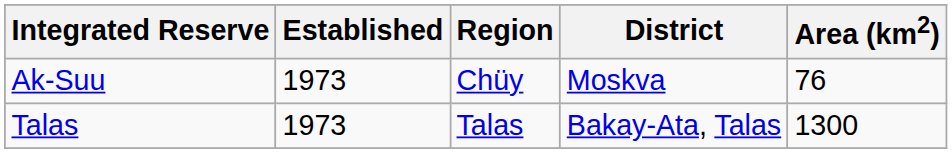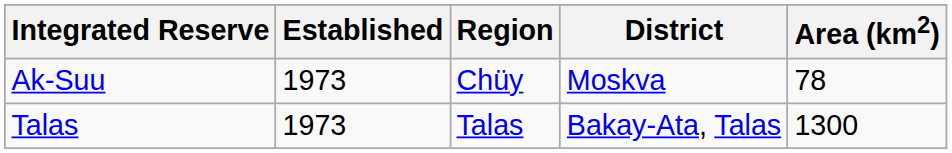(810, 80) 76 -> (810, 80) 78
